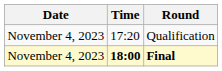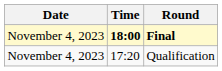rows swapped: (181, 35) <-> (161, 55)
